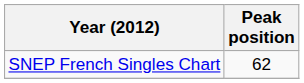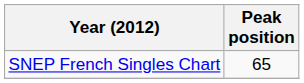(262, 64) 62 -> (262, 64) 65
